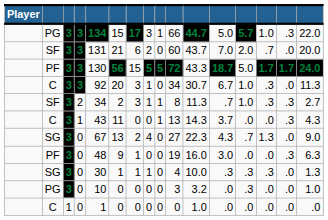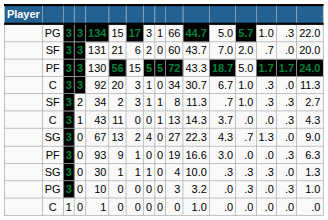(100, 155) 48 -> (100, 155) 93
(196, 155) 16.0 -> (196, 155) 16.6
(289, 189) .0 -> (289, 189) .3
